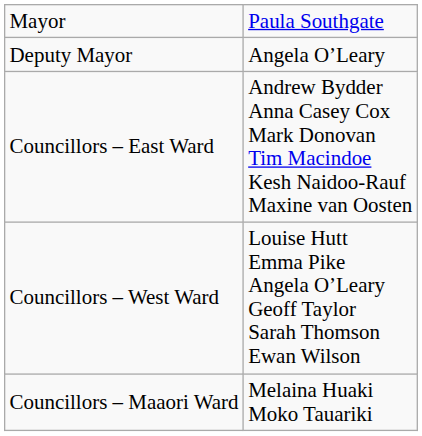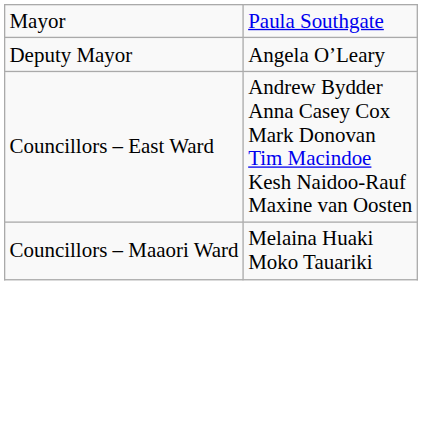- row: (114, 297)
